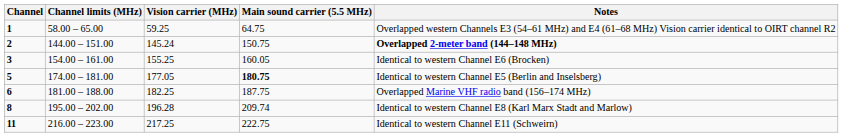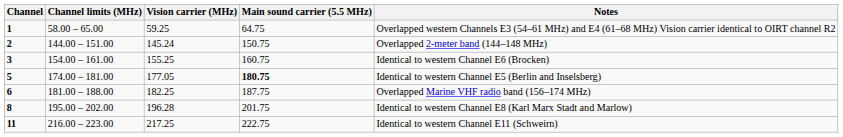(466, 44) bold -> (462, 44) normal
(256, 60) 160.05 -> (256, 60) 160.75
(256, 108) 209.74 -> (256, 108) 201.75
